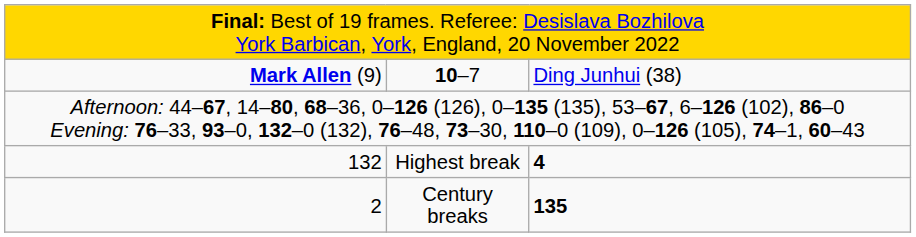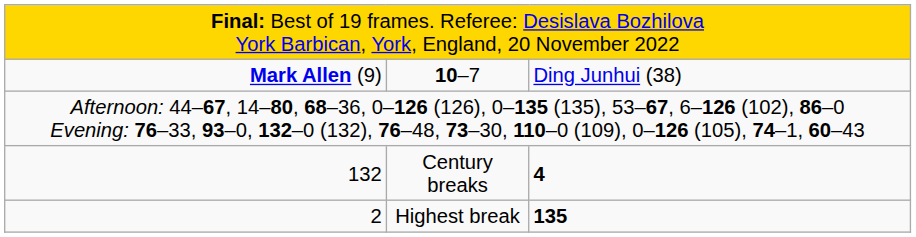(458, 162) Highest break -> (458, 173) Century breaks
(458, 205) Century breaks -> (458, 217) Highest break
